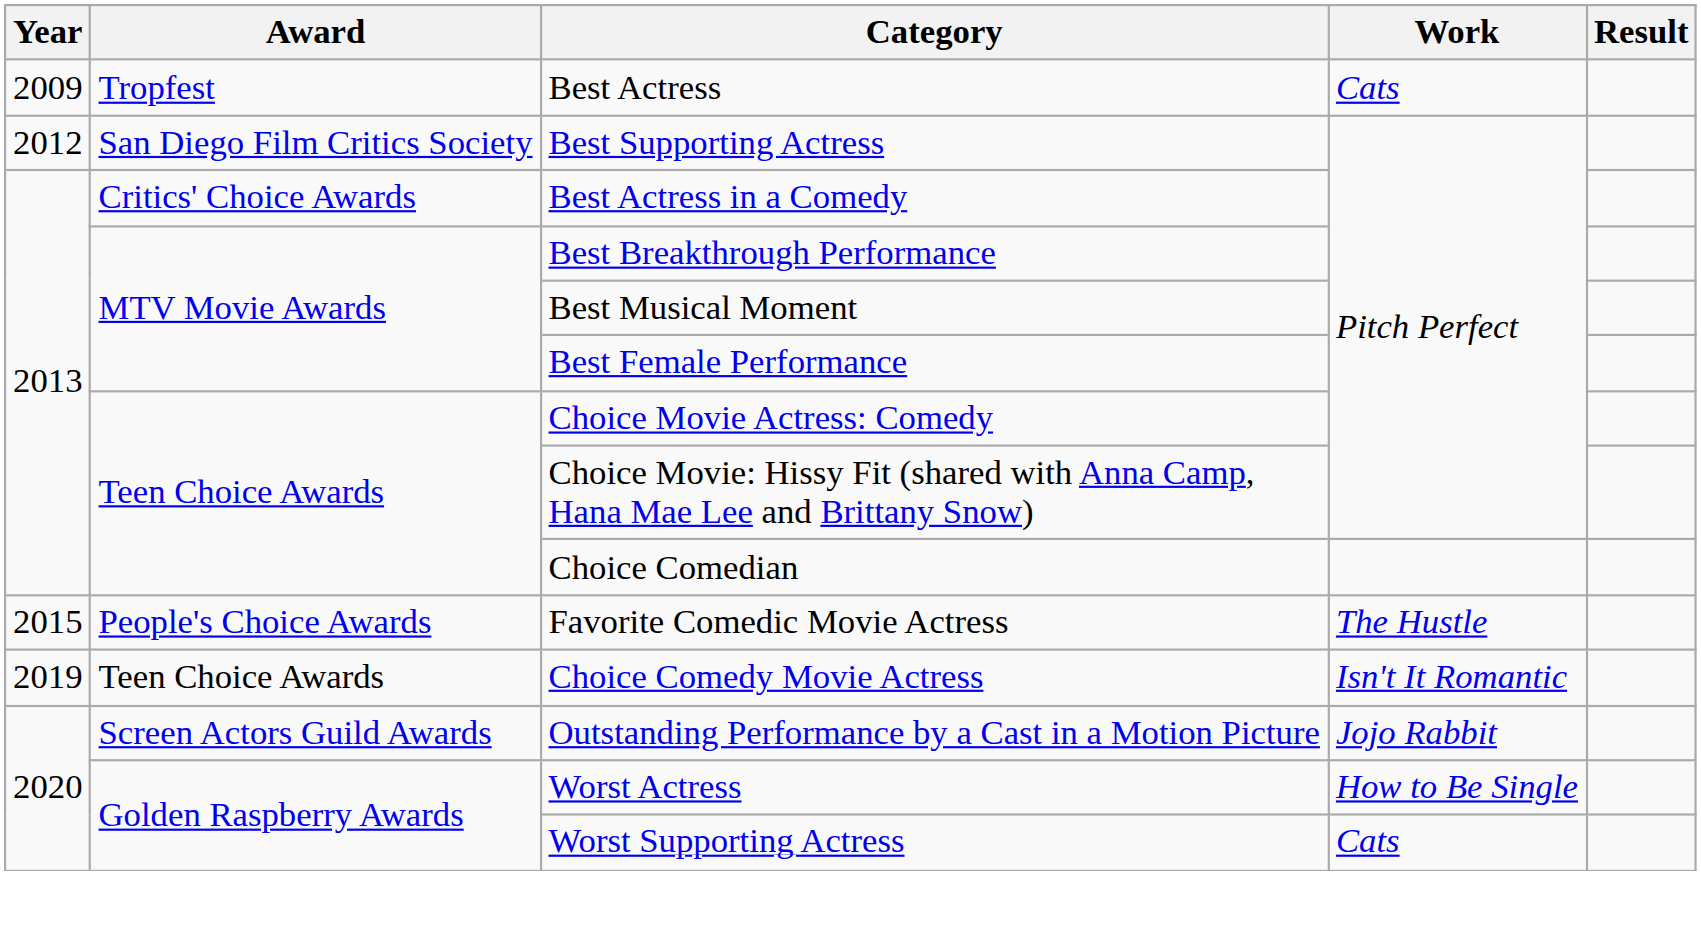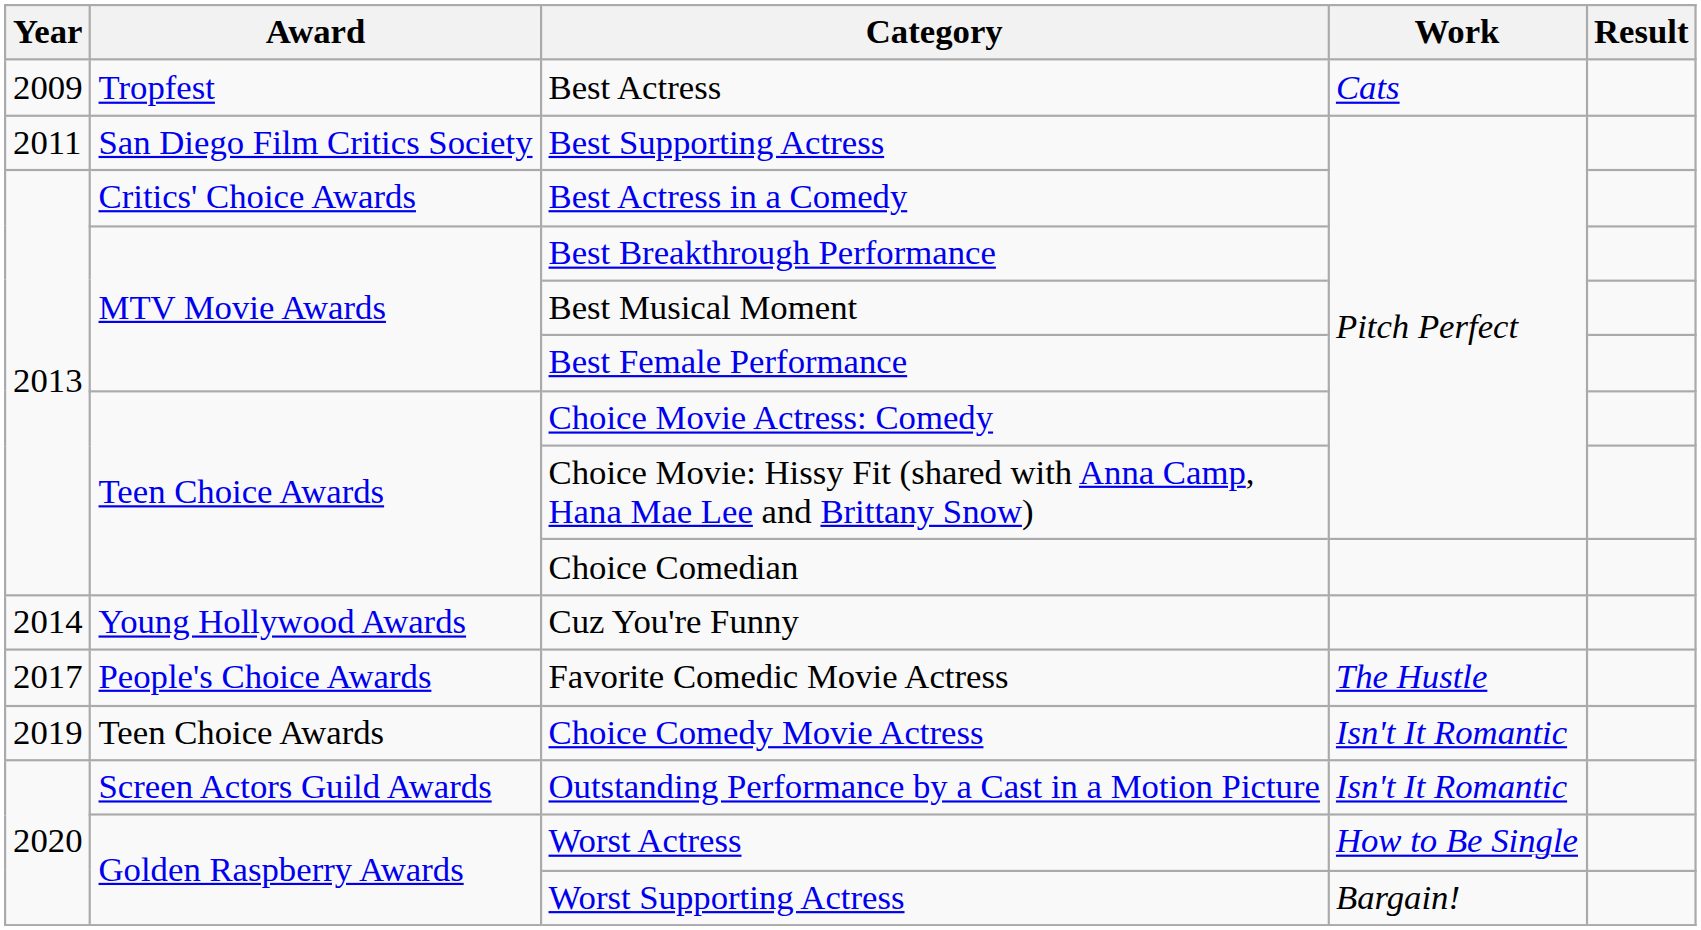(48, 142) 2012 -> (47, 142) 2011
+ row: (674, 621)
(48, 621) 2015 -> (48, 676) 2017
(1416, 731) Jojo Rabbit -> (1452, 786) Isn't It Romantic
(1368, 841) Cats -> (1398, 897) Bargain!
